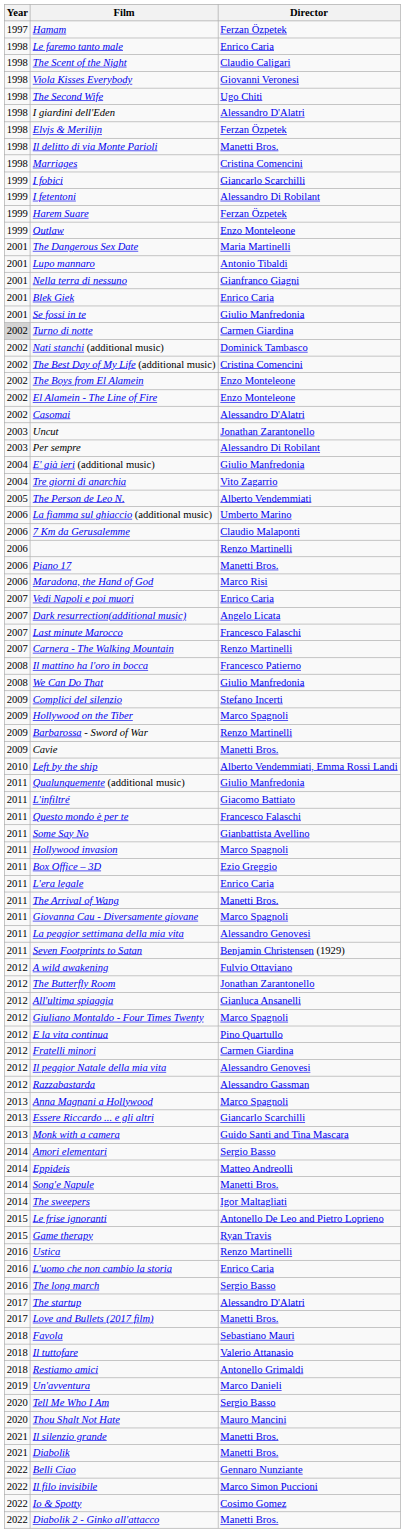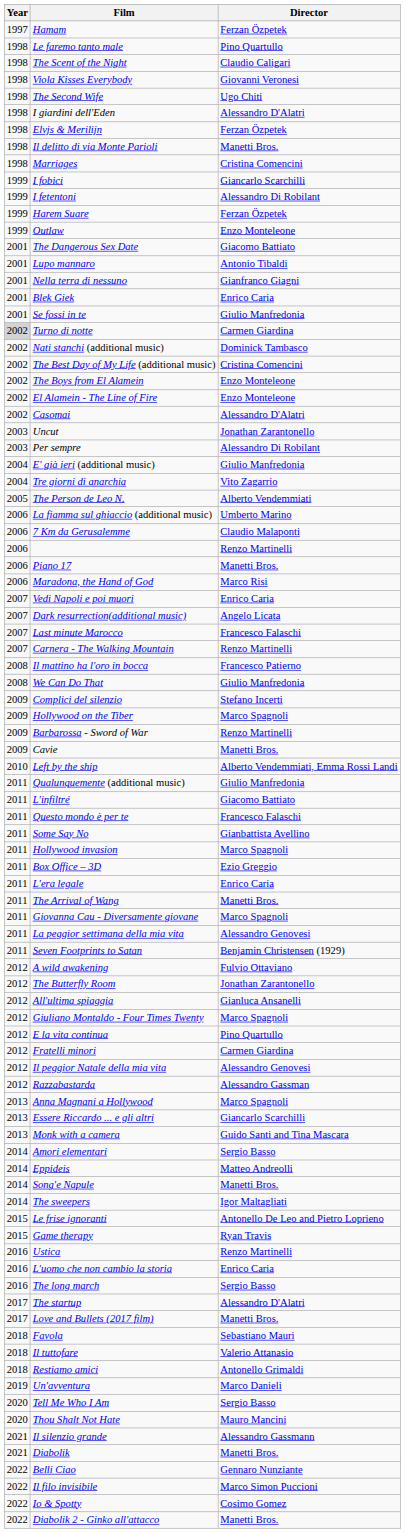(247, 46) Enrico Caria -> (252, 46) Pino Quartullo
(255, 247) Maria Martinelli -> (258, 247) Giacomo Battiato
(249, 1436) Manetti Bros. -> (267, 1436) Alessandro Gassmann
